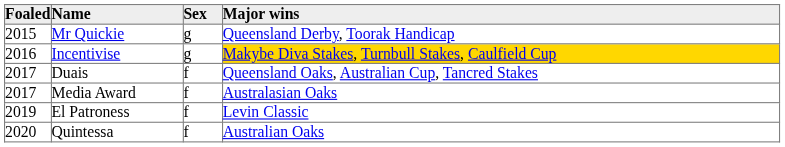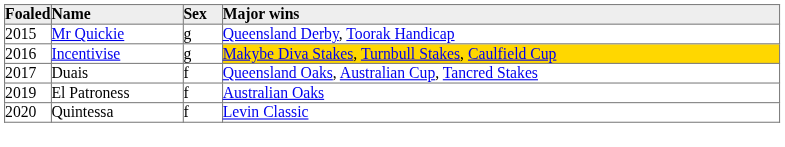- row: (94, 92)
(266, 112) Levin Classic -> (273, 92) Australian Oaks
(273, 132) Australian Oaks -> (266, 112) Levin Classic
